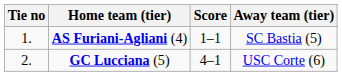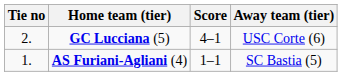rows swapped: (120, 37) <-> (120, 60)
